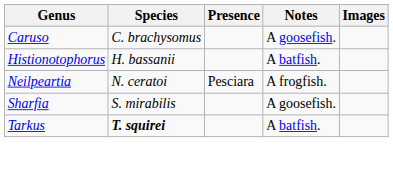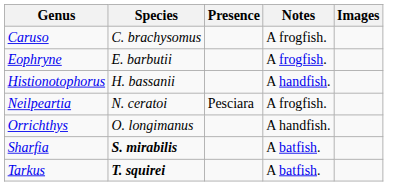(301, 37) A goosefish. -> (297, 37) A frogfish.
+ row: (35, 59)
(293, 59) A batfish. -> (298, 81) A handfish.
+ row: (38, 125)
(144, 103) normal -> (144, 147) bold
(301, 103) A goosefish. -> (293, 147) A batfish.
